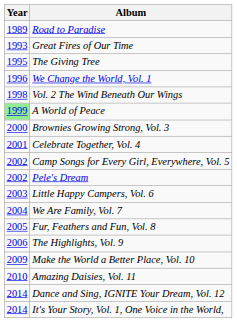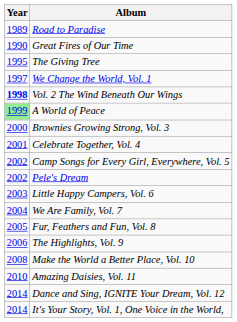(17, 45) 1993 -> (17, 45) 1990
(17, 78) 1996 -> (17, 78) 1997
(17, 95) normal -> (17, 95) bold
(17, 260) 2009 -> (17, 260) 2008
